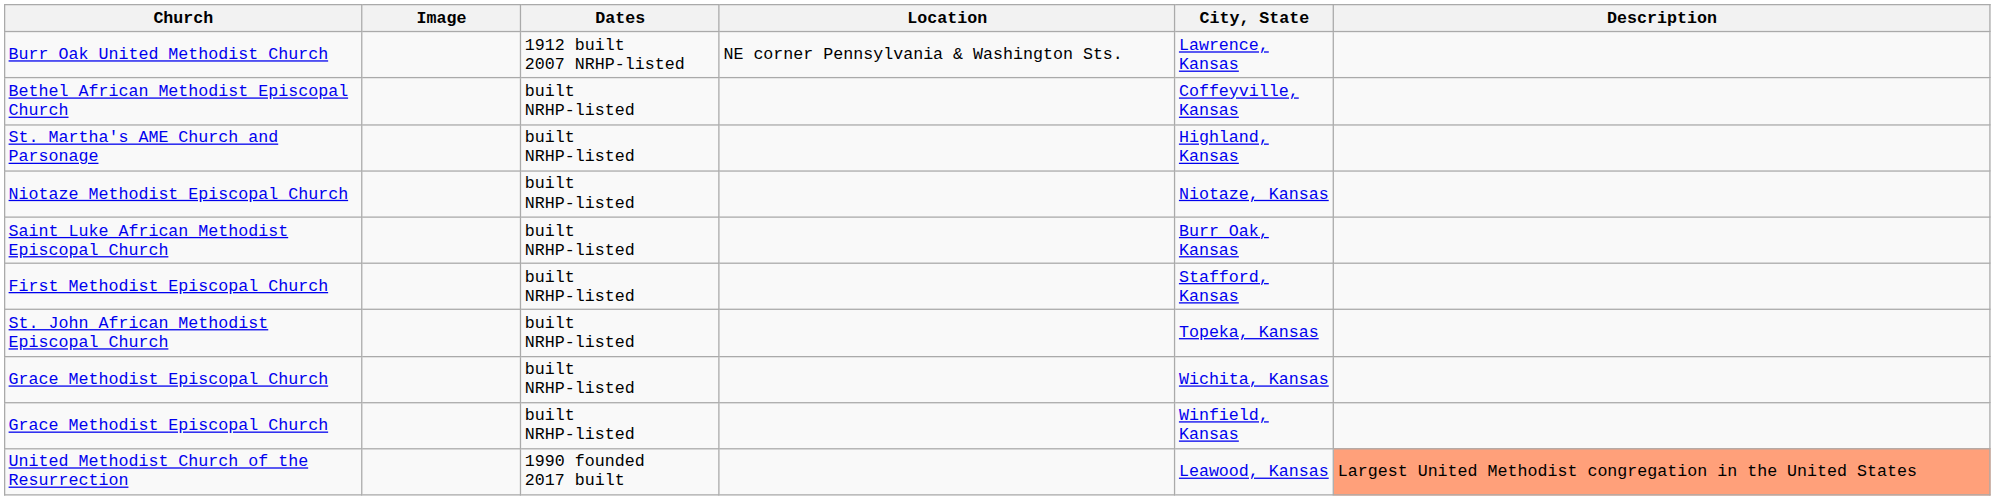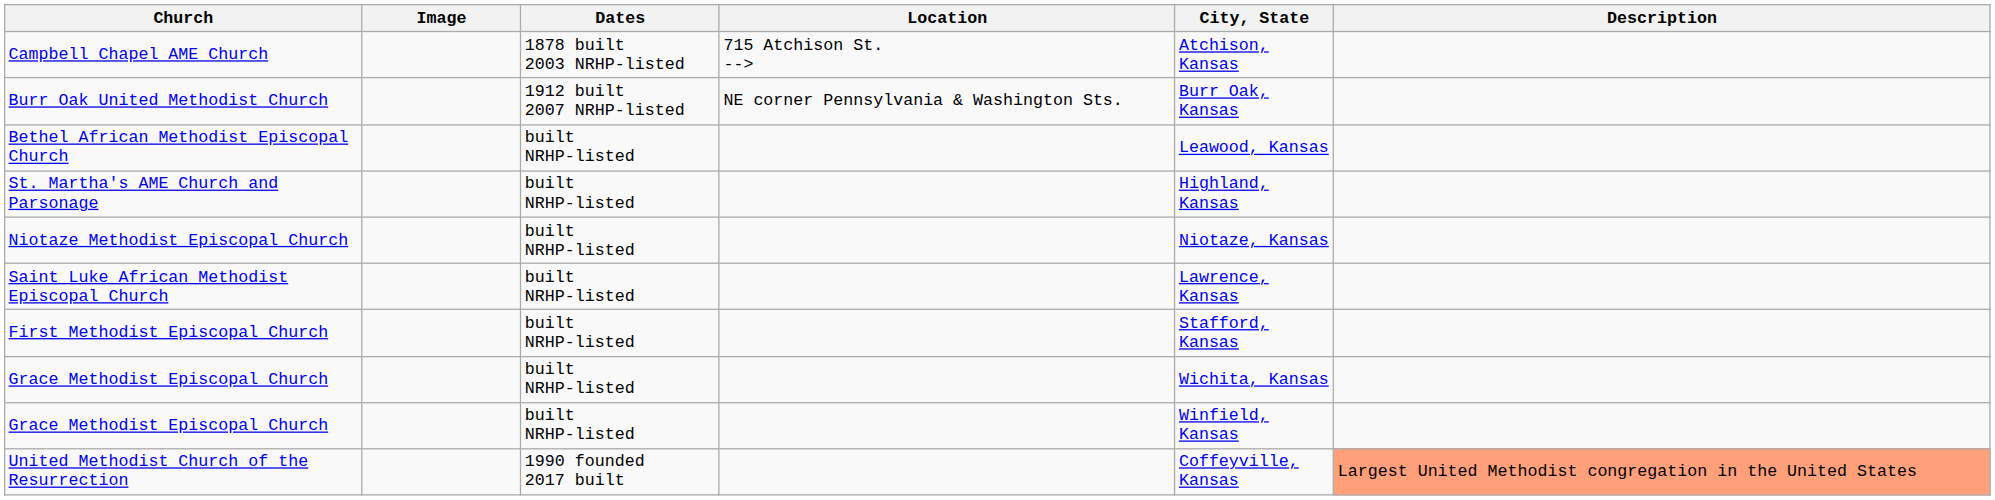+ row: (138, 55)
(1224, 55) Lawrence, Kansas -> (1224, 101) Burr Oak, Kansas
(1239, 101) Coffeyville, Kansas -> (1254, 148) Leawood, Kansas
(1224, 240) Burr Oak, Kansas -> (1224, 287) Lawrence, Kansas
- row: (138, 333)
(1254, 472) Leawood, Kansas -> (1239, 472) Coffeyville, Kansas
